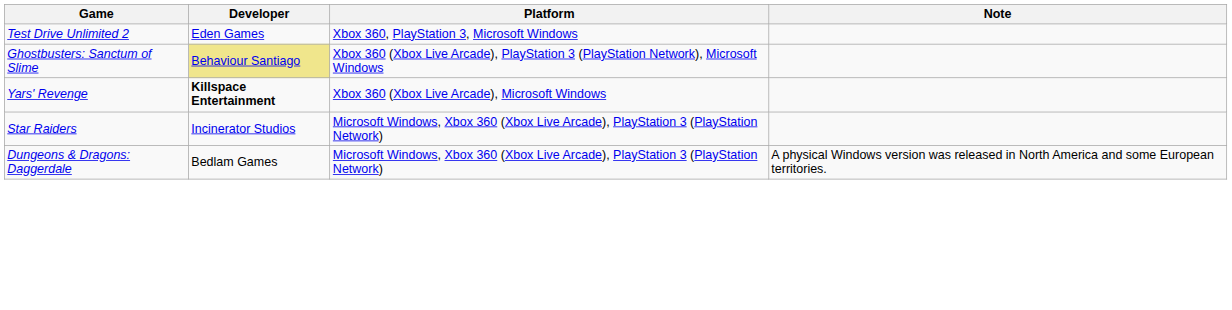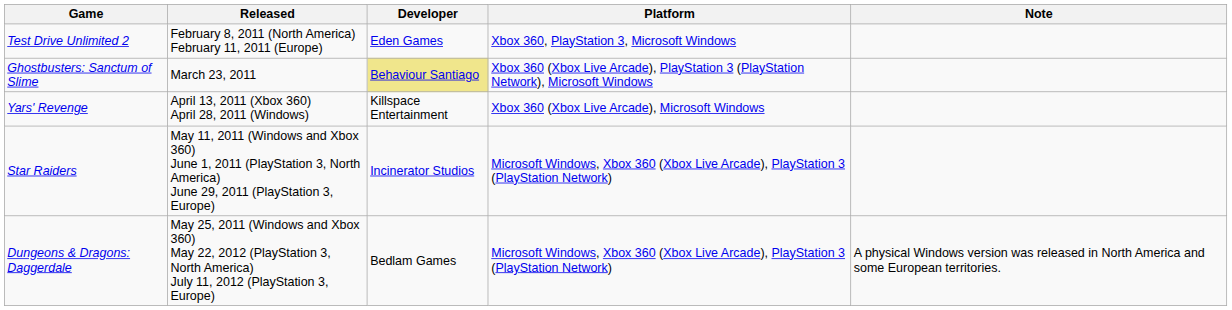+ column: (267, 14)
(233, 94) bold -> (409, 108) normal
